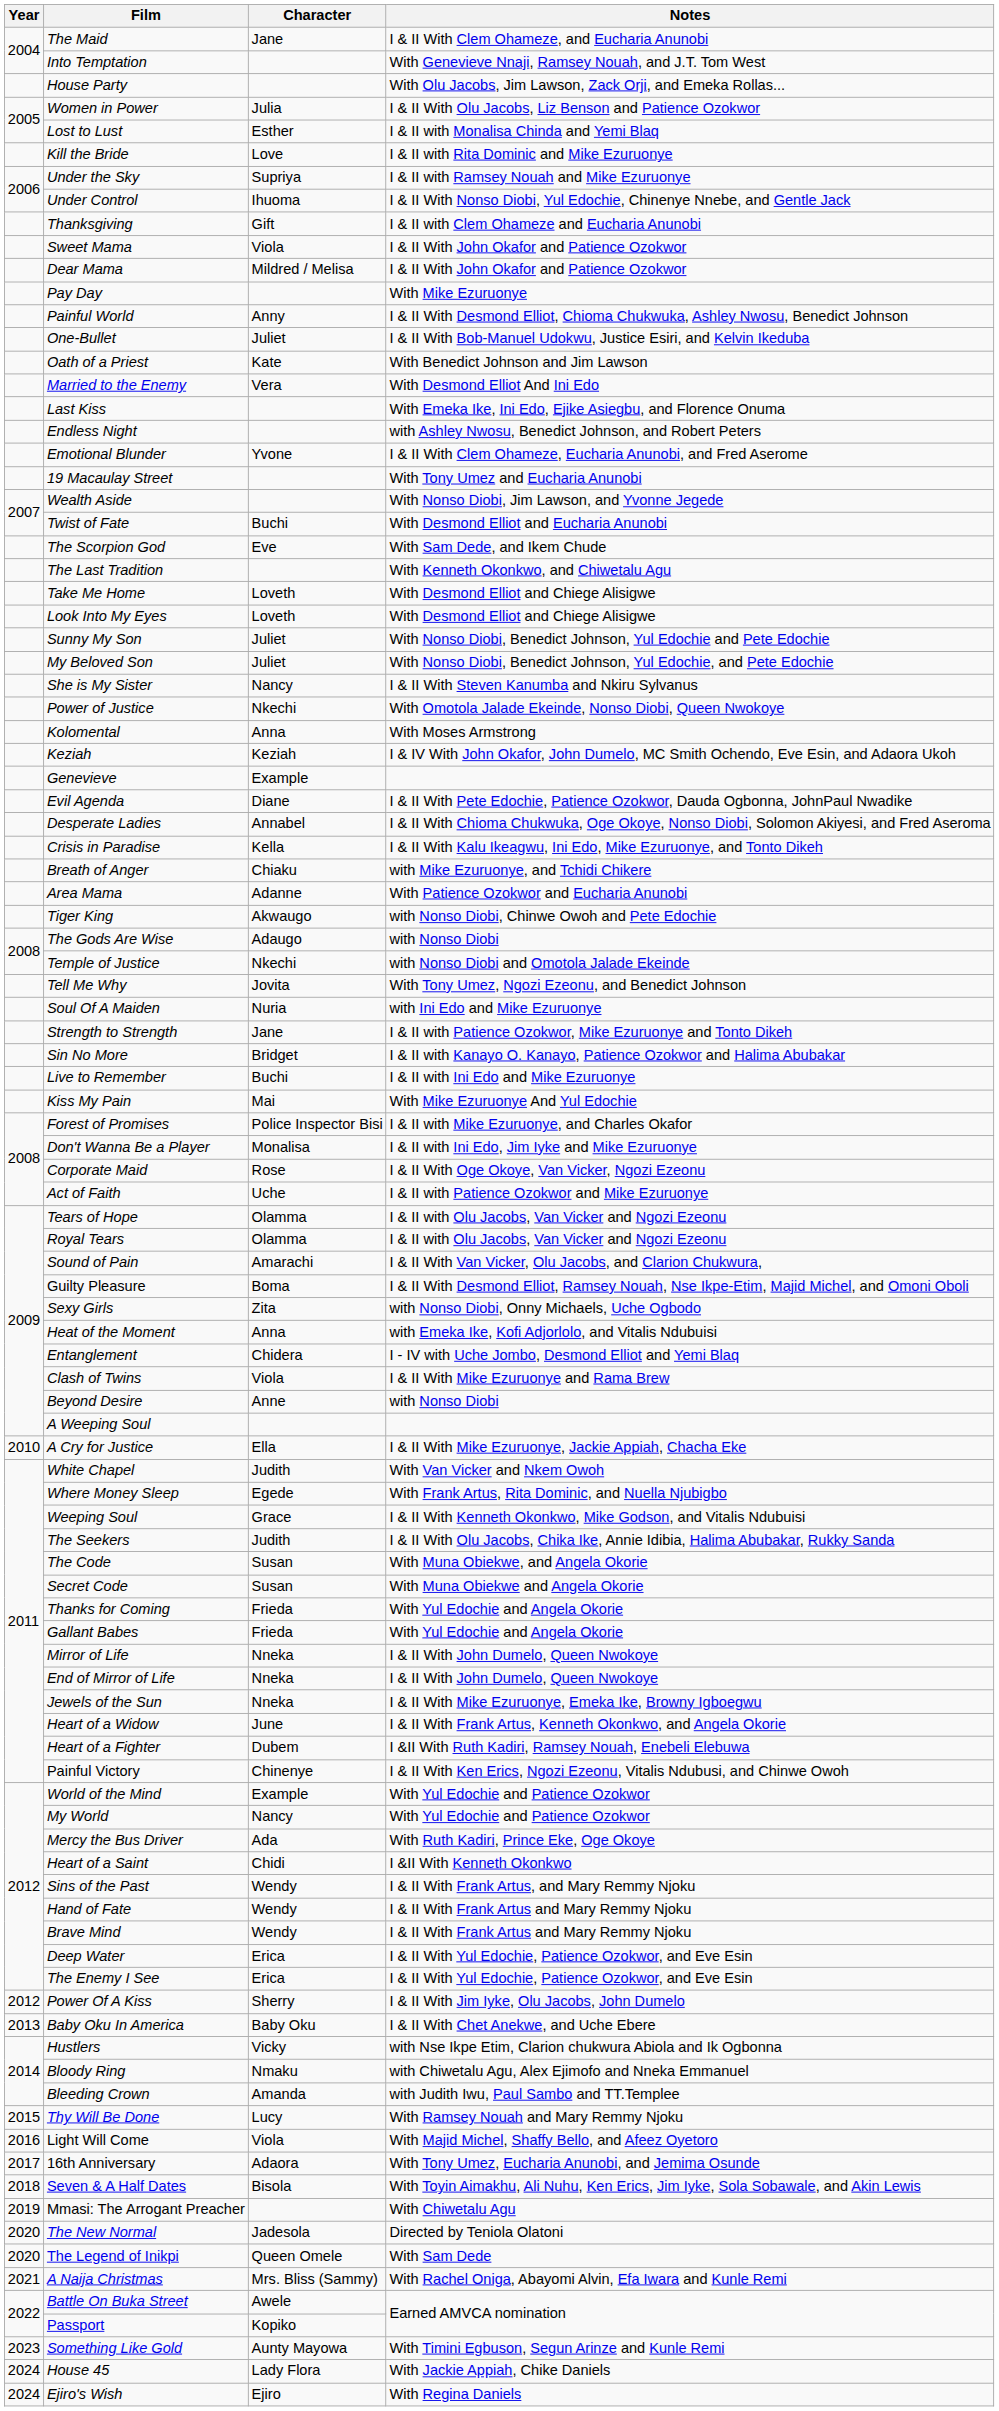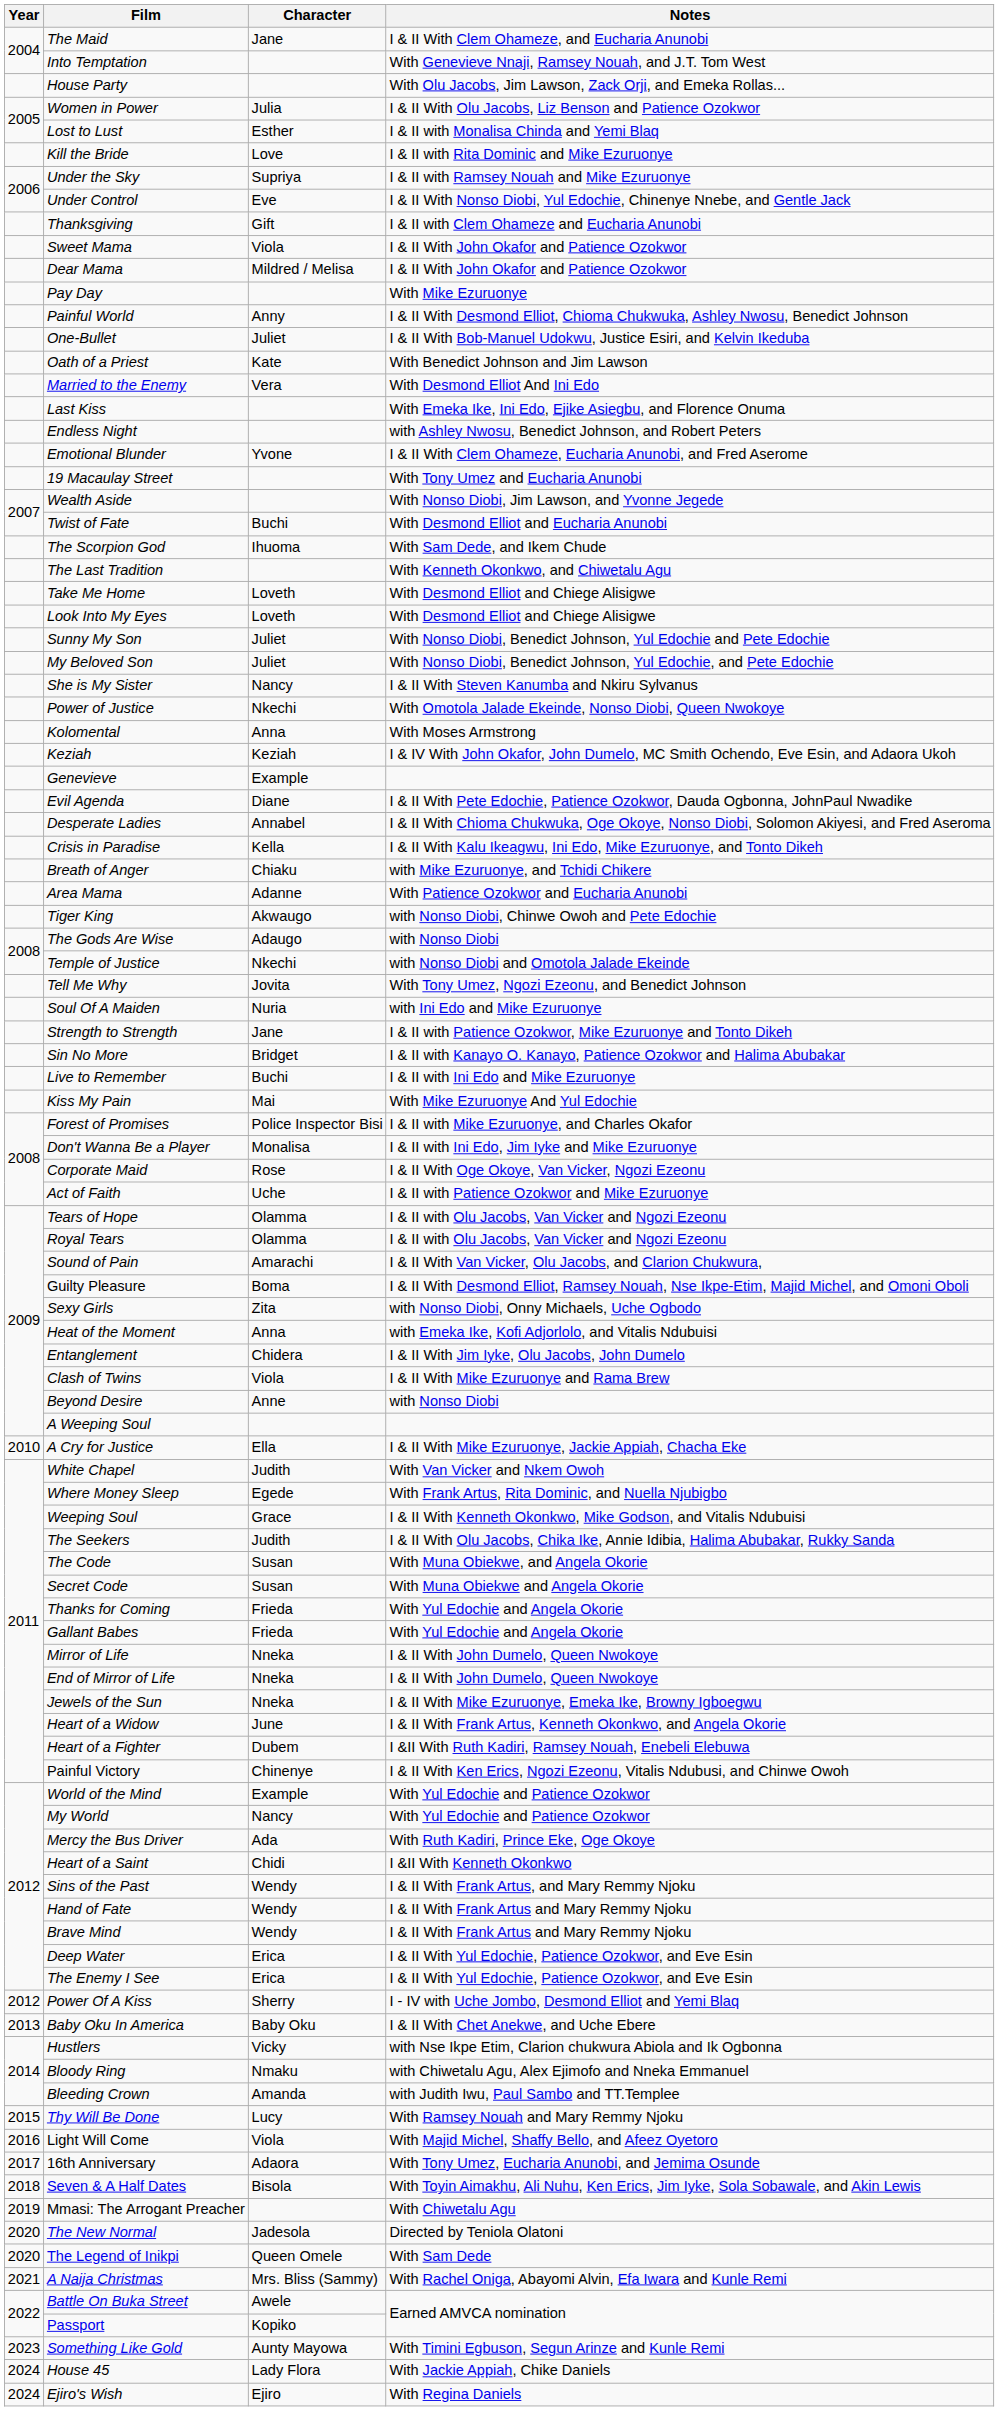(276, 200) Ihuoma -> (264, 200) Eve
(264, 547) Eve -> (276, 547) Ihuoma
(564, 1355) I - IV with Uche Jombo, Desmond Elliot and Yemi Blaq -> (537, 1355) I & II With Jim Iyke, Olu Jacobs, John Dumelo
(537, 2001) I & II With Jim Iyke, Olu Jacobs, John Dumelo -> (564, 2001) I - IV with Uche Jombo, Desmond Elliot and Yemi Blaq
